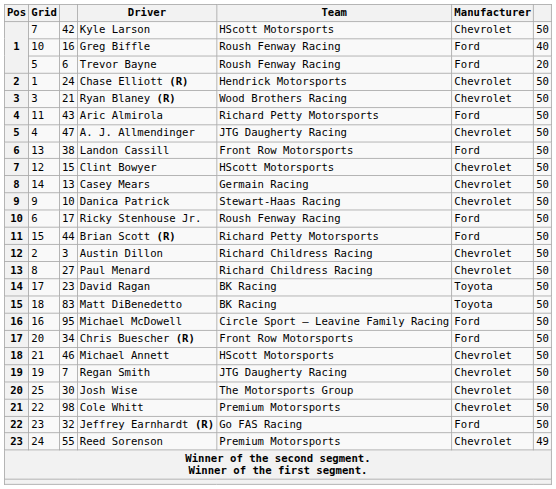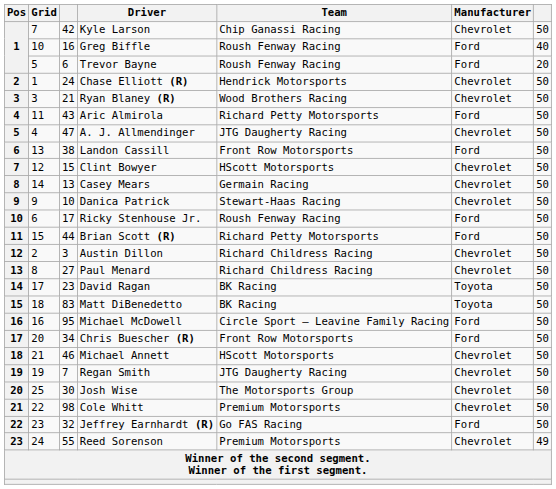(277, 30) HScott Motorsports -> (280, 30) Chip Ganassi Racing
